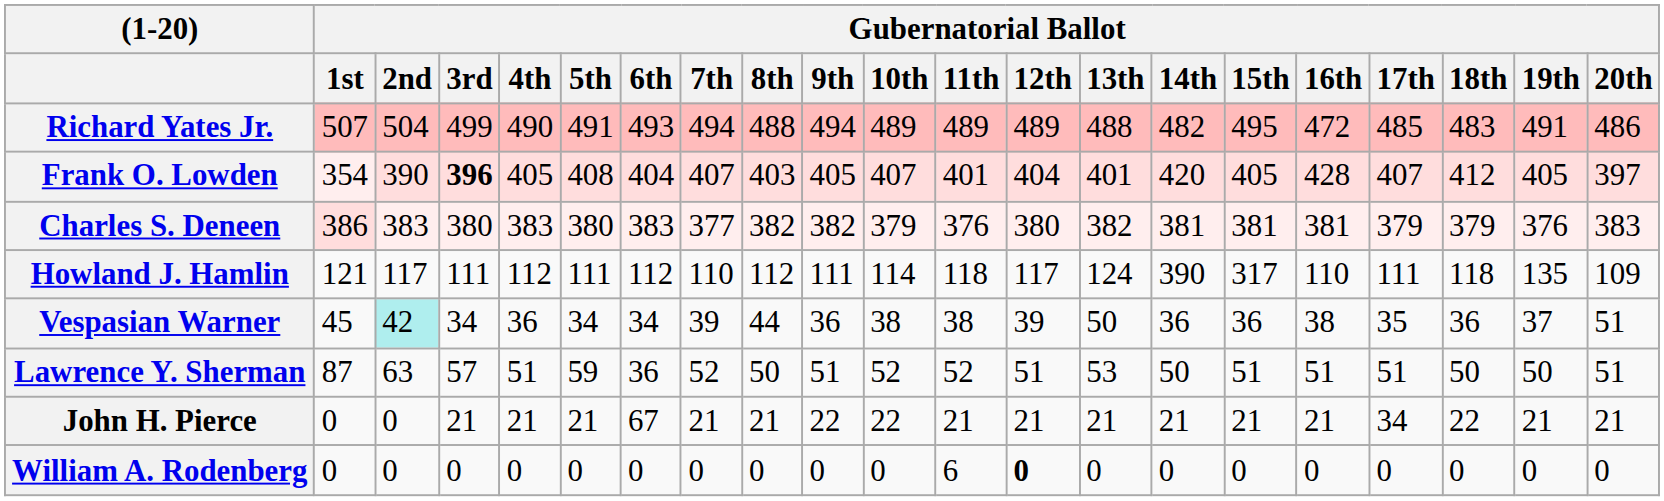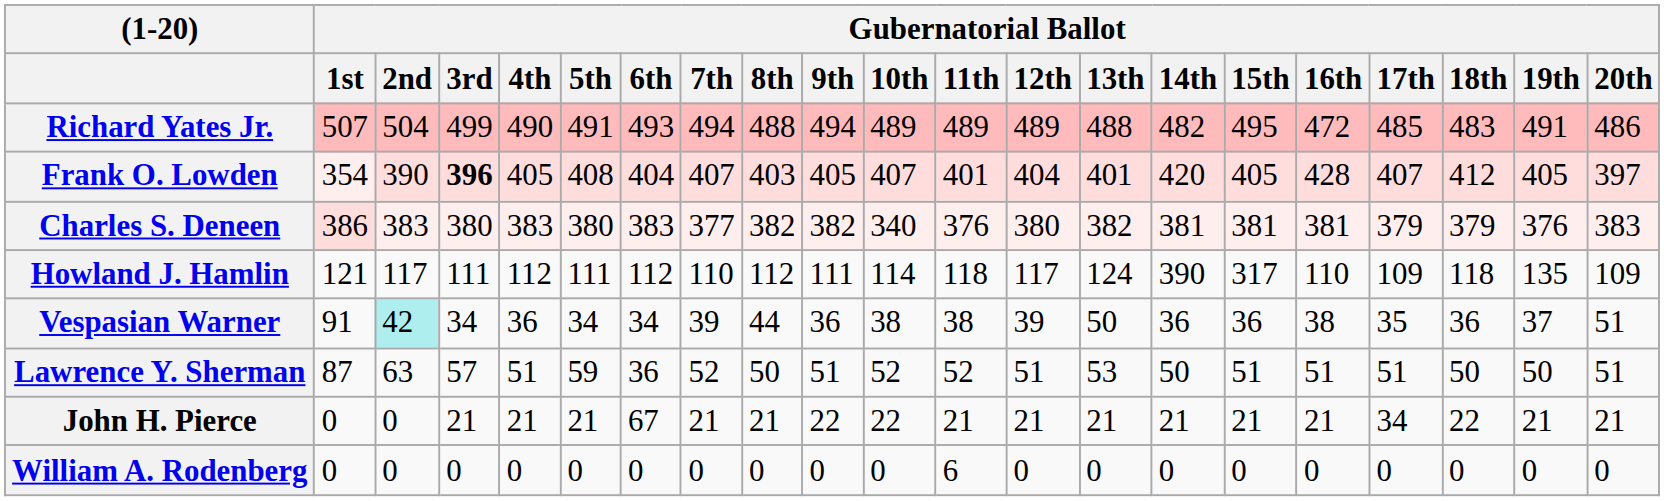(893, 224) 379 -> (893, 224) 340
(1399, 273) 111 -> (1400, 273) 109
(337, 322) 45 -> (337, 322) 91
(1021, 469) bold -> (1021, 469) normal
